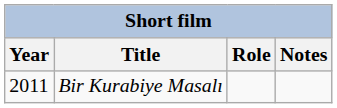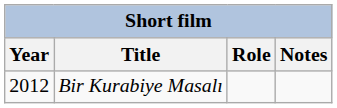(29, 86) 2011 -> (29, 86) 2012
